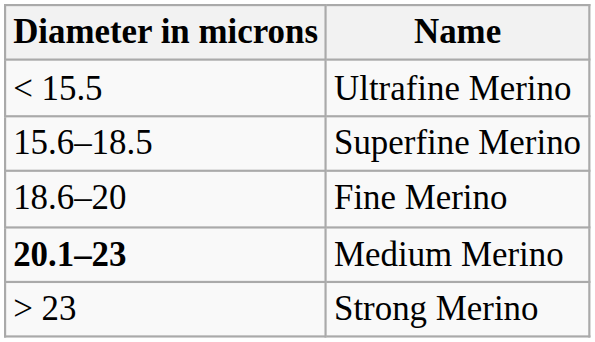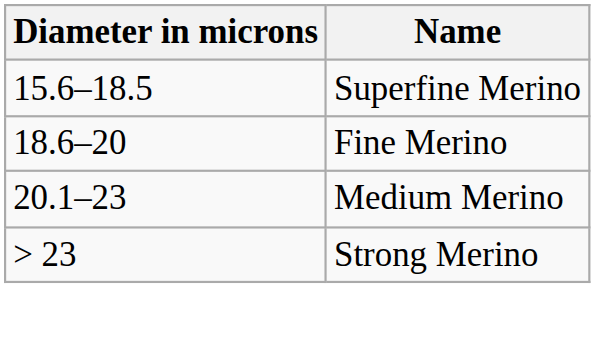- row: (453, 87)
(70, 253) bold -> (70, 198) normal
